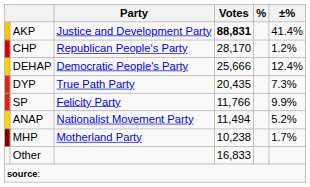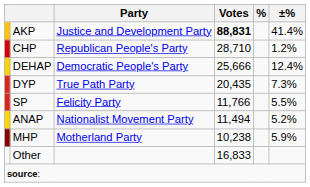(234, 48) 28,170 -> (234, 48) 28,710
(284, 102) 9.9% -> (284, 102) 5.5%
(284, 137) 1.7% -> (284, 137) 5.9%
